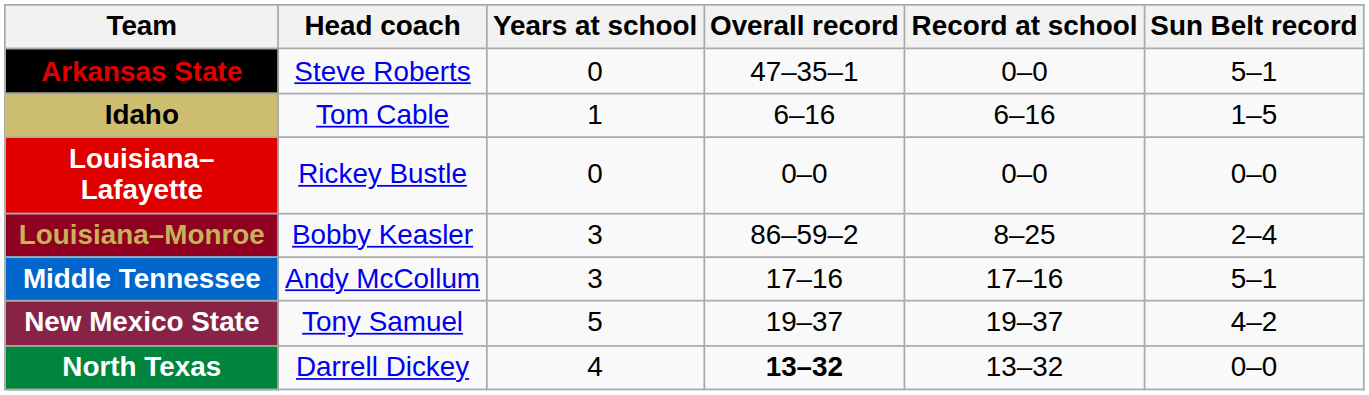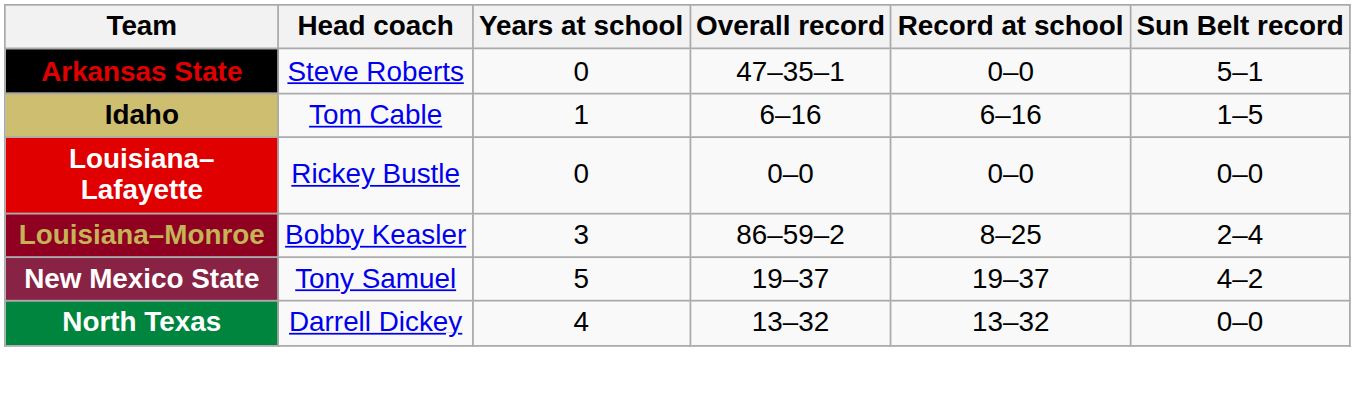- row: (142, 278)
(804, 366) bold -> (791, 322) normal
